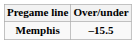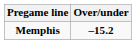(101, 30) –15.5 -> (101, 30) –15.2
